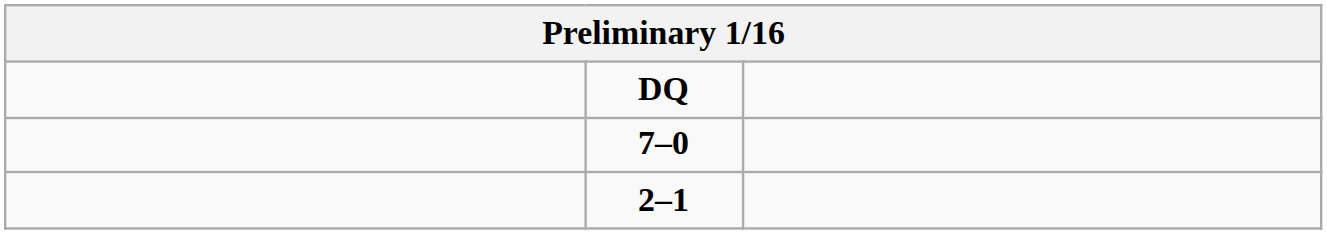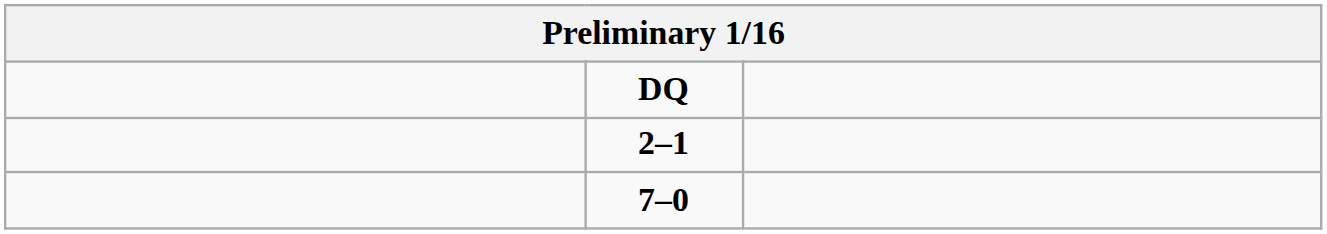rows swapped: (663, 144) <-> (663, 200)
